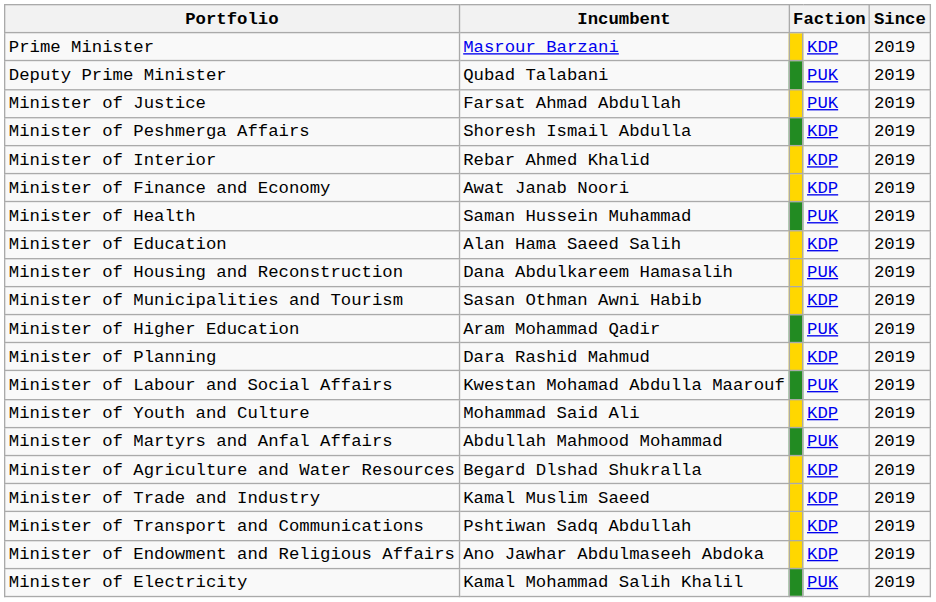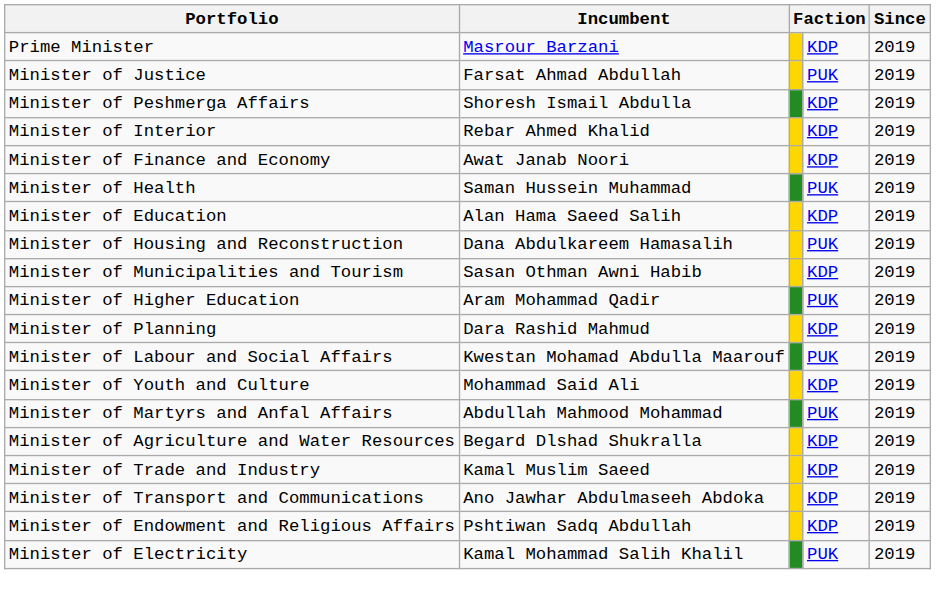- row: (118, 75)
(577, 526) Pshtiwan Sadq Abdullah -> (614, 498) Ano Jawhar Abdulmaseeh Abdoka
(614, 554) Ano Jawhar Abdulmaseeh Abdoka -> (577, 526) Pshtiwan Sadq Abdullah
